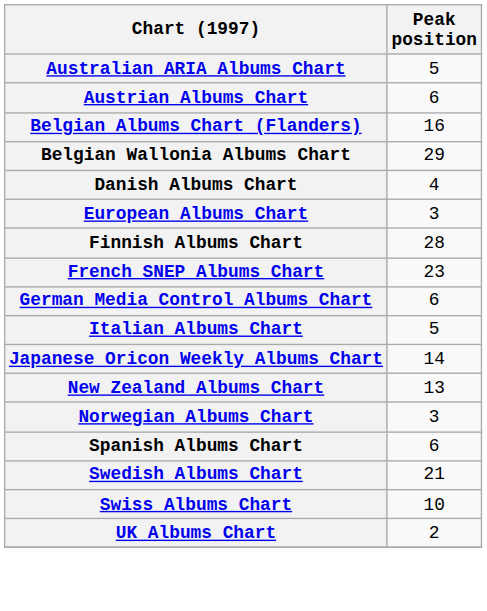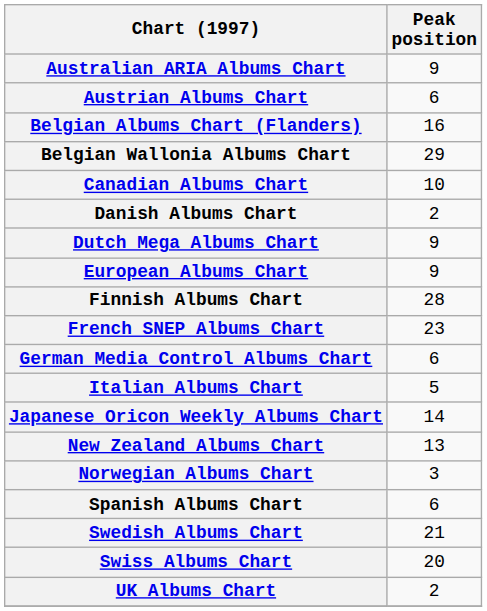(434, 69) 5 -> (434, 69) 9
+ row: (196, 185)
(434, 185) 4 -> (434, 214) 2
+ row: (196, 243)
(434, 214) 3 -> (434, 272) 9
(434, 504) 10 -> (434, 562) 20
